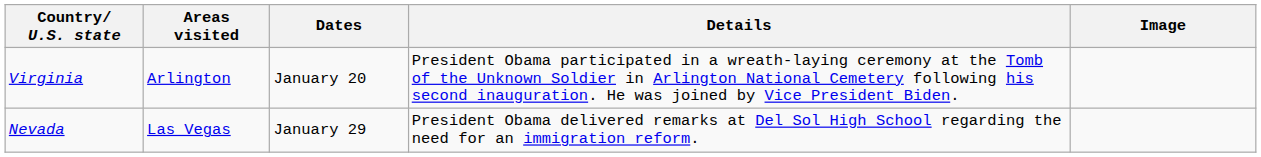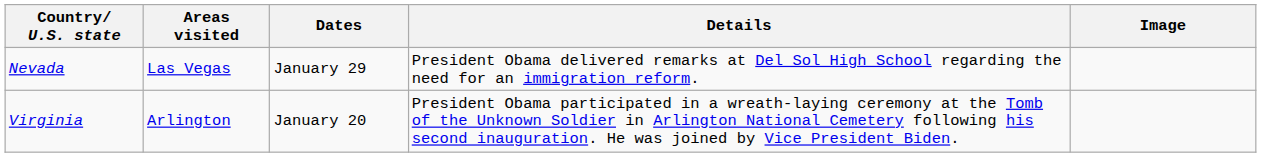rows swapped: (46, 78) <-> (37, 130)
